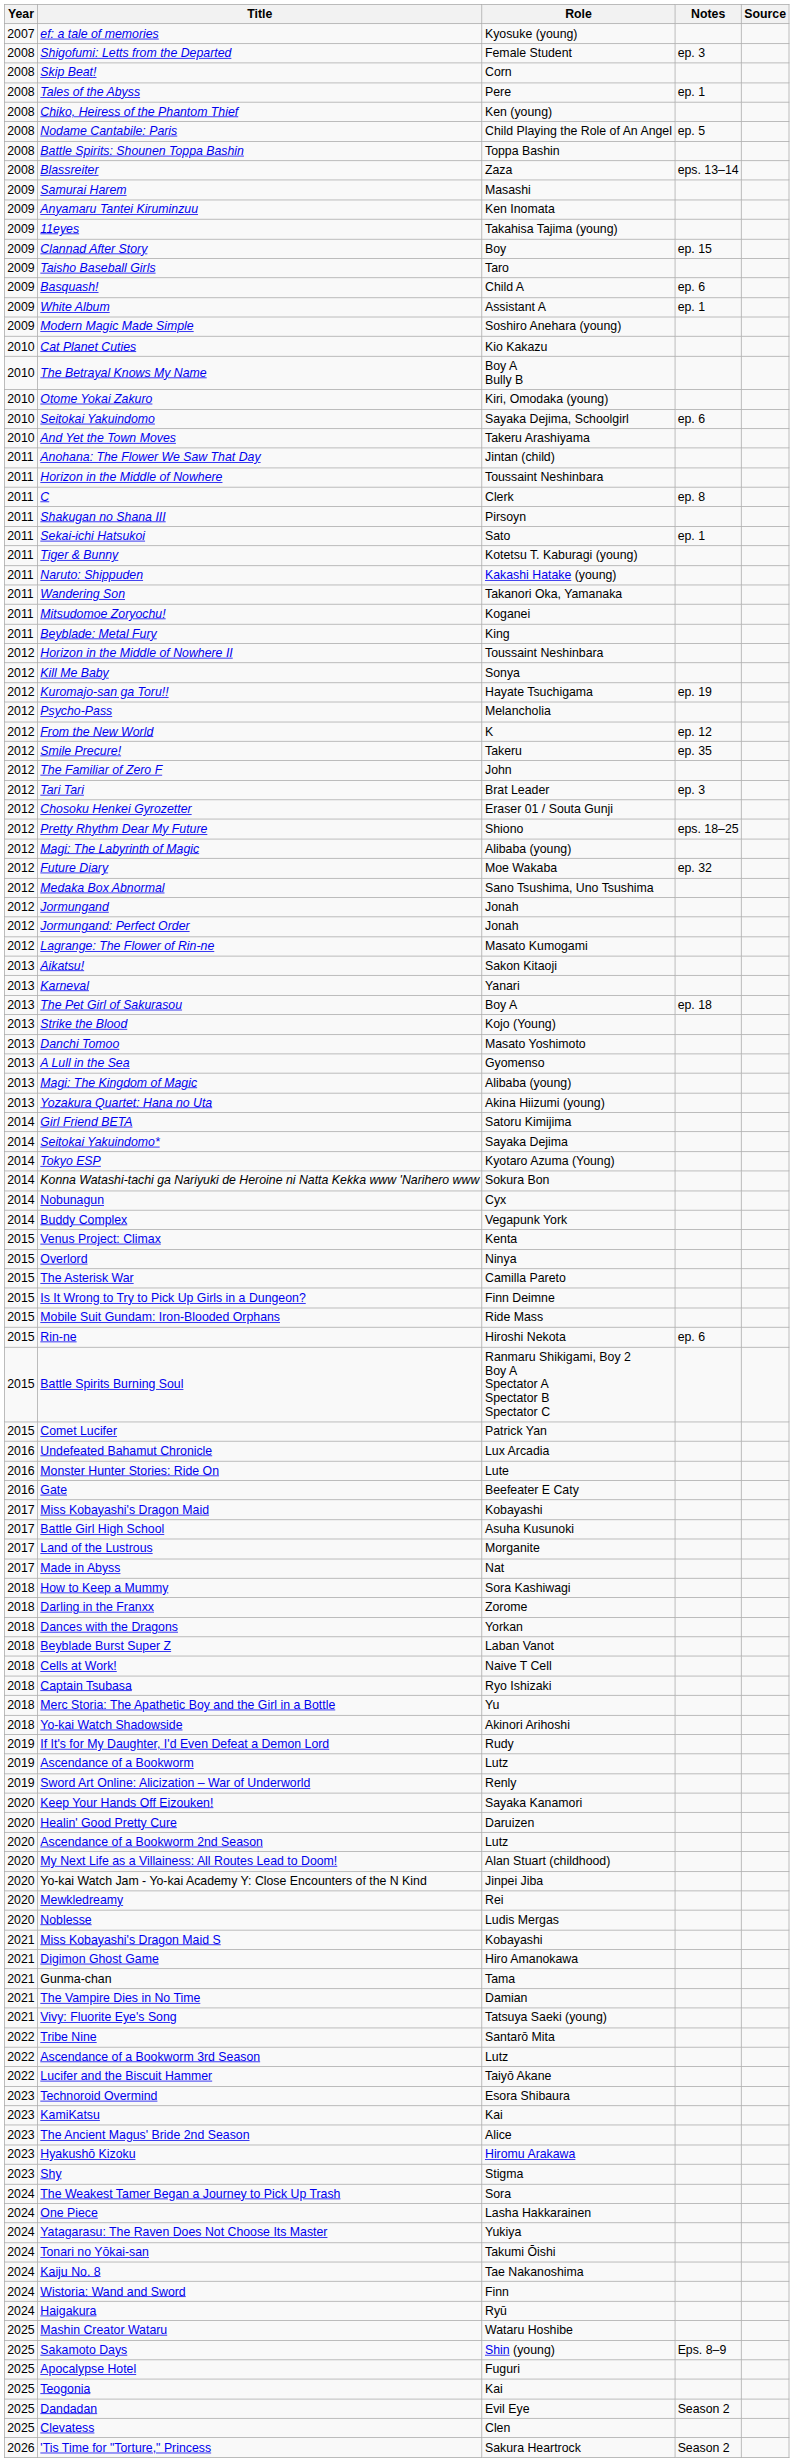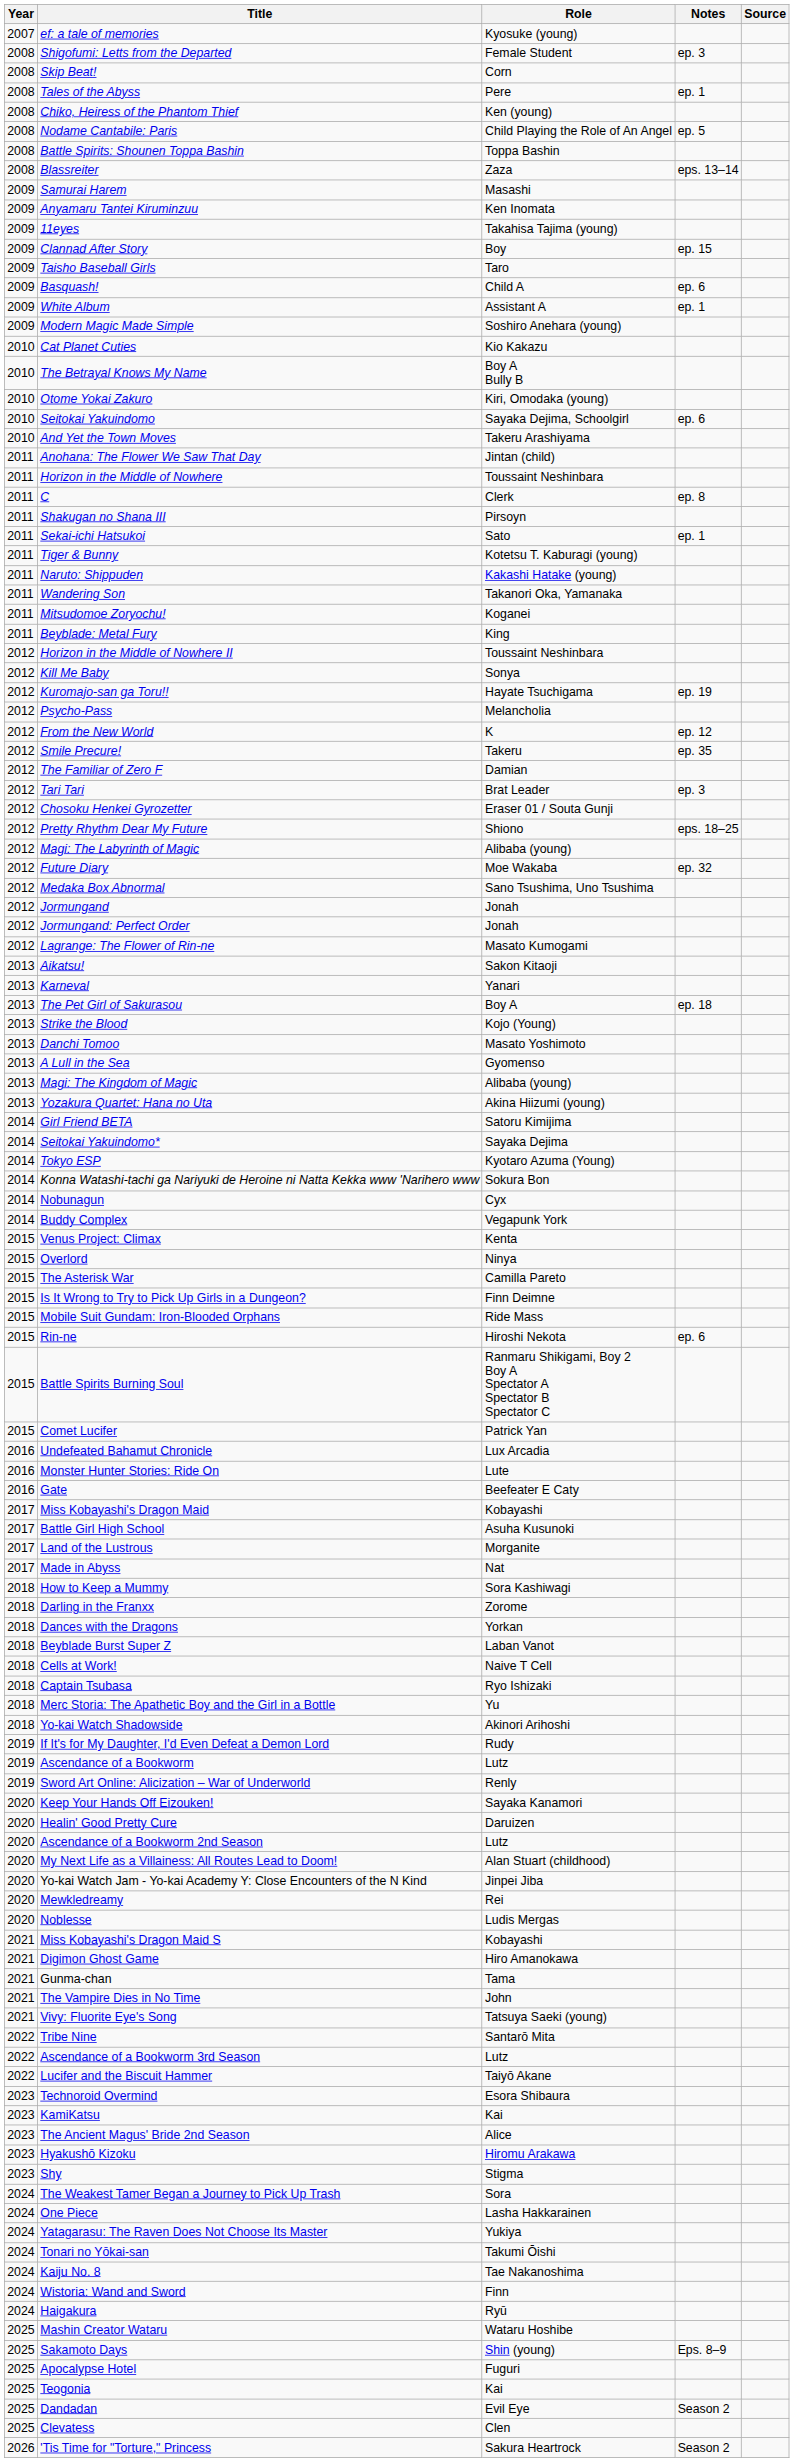(498, 770) John -> (506, 770) Damian
(506, 1998) Damian -> (498, 1998) John
